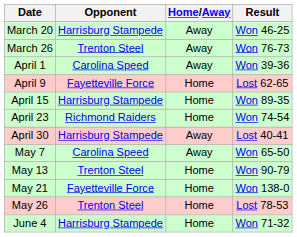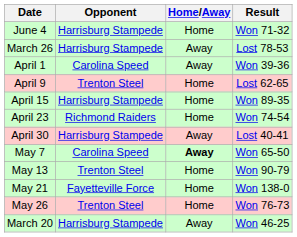rows swapped: (30, 30) <-> (30, 223)
(110, 48) Trenton Steel -> (110, 48) Harrisburg Stampede
(262, 48) Won 76-73 -> (262, 48) Lost 78-53
(110, 83) Fayetteville Force -> (110, 83) Trenton Steel
(199, 153) normal -> (199, 153) bold
(262, 205) Lost 78-53 -> (262, 205) Won 76-73
